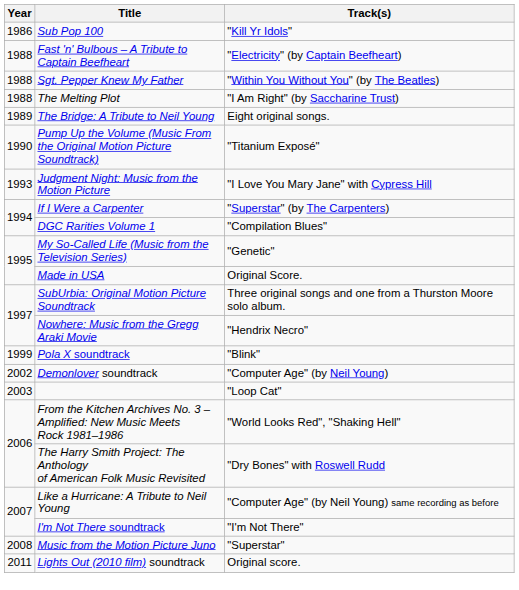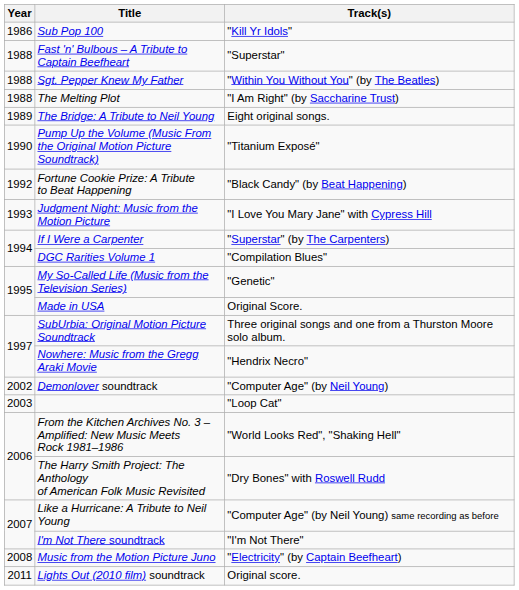(314, 55) "Electricity" (by Captain Beefheart) -> (256, 55) "Superstar"
+ row: (116, 184)
- row: (84, 355)
(256, 545) "Superstar" -> (314, 557) "Electricity" (by Captain Beefheart)
